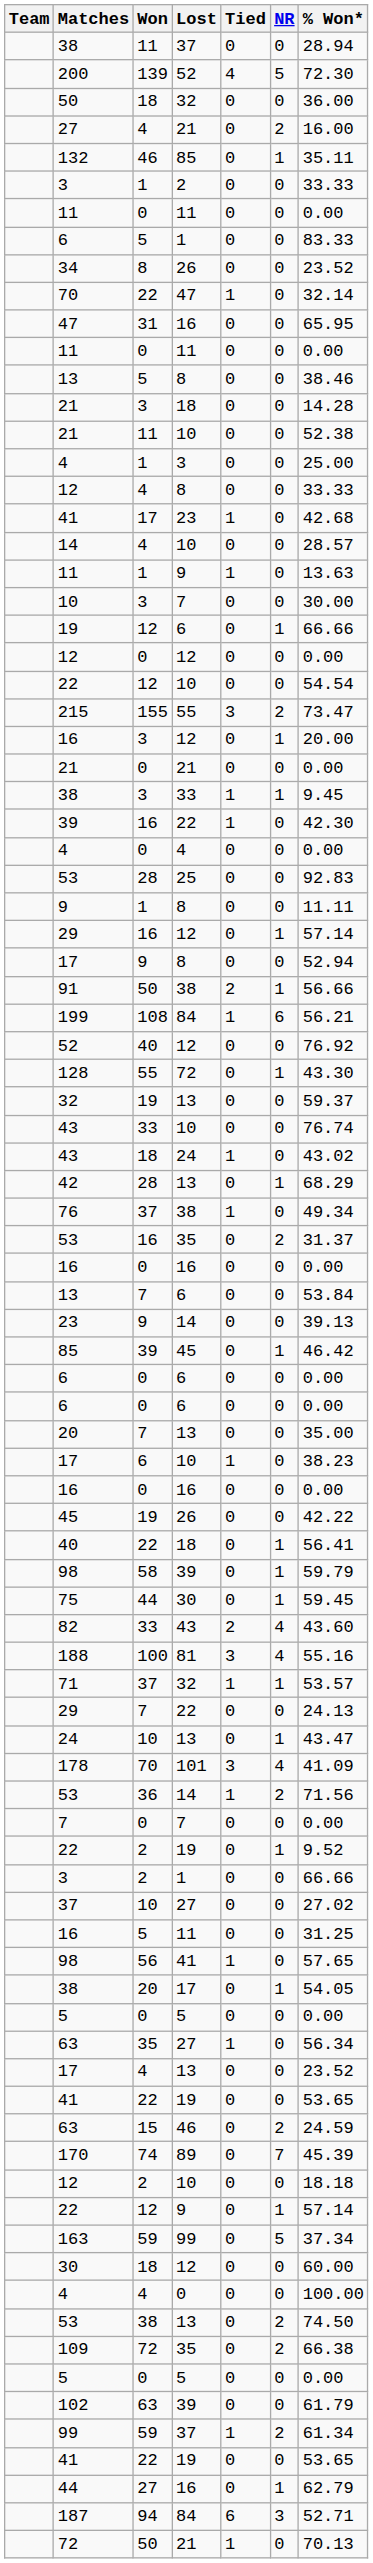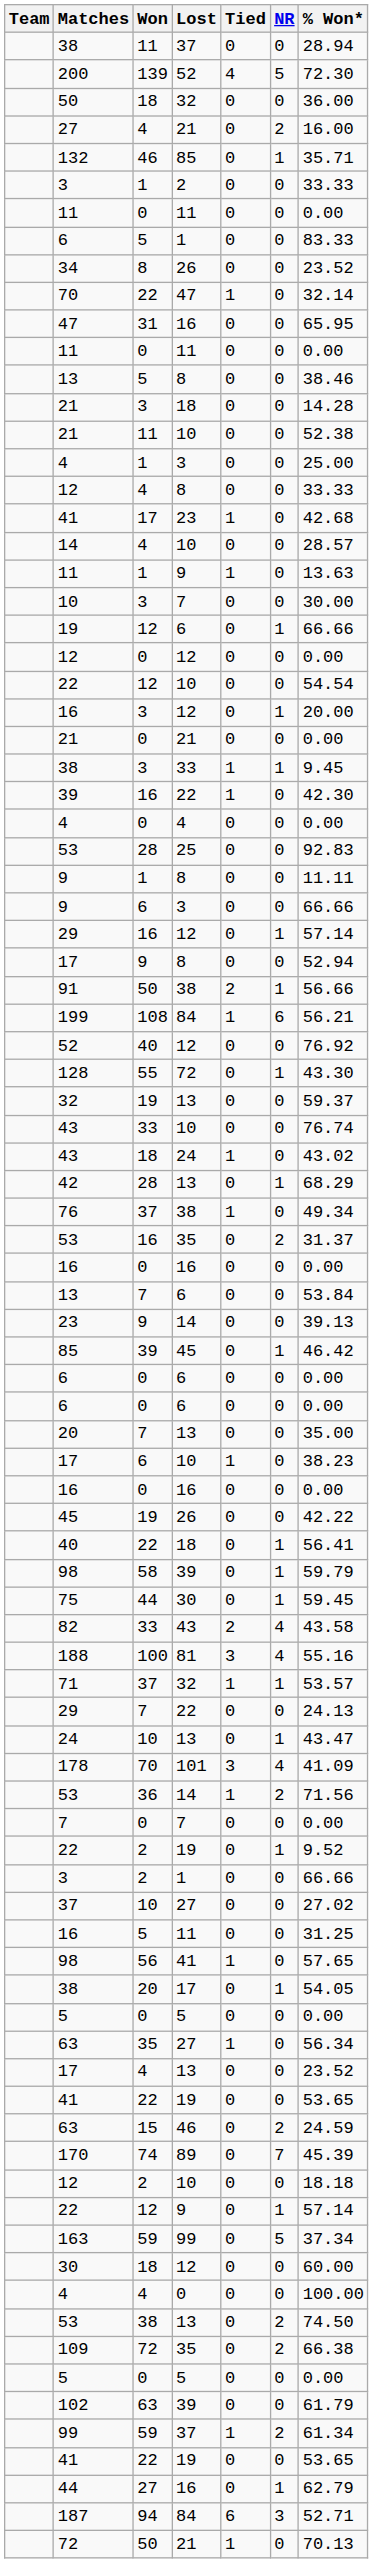(328, 157) 35.11 -> (328, 157) 35.71
- row: (73, 712)
+ row: (63, 907)
(328, 1628) 43.60 -> (328, 1628) 43.58
